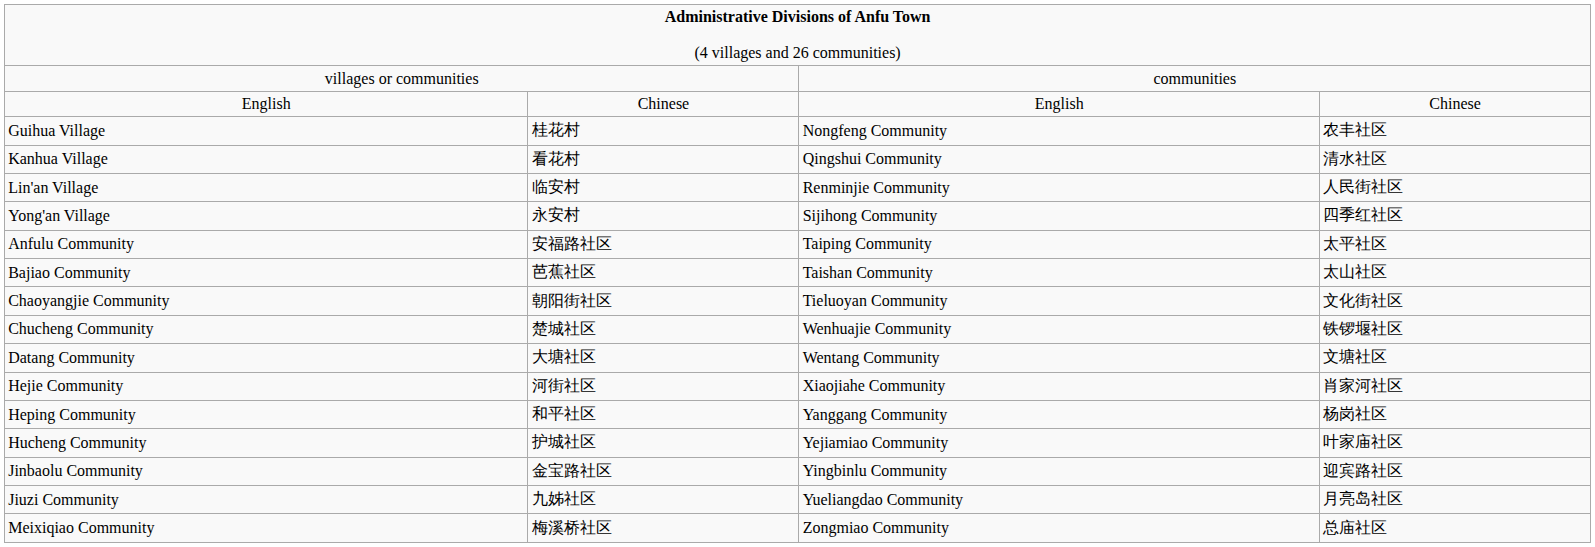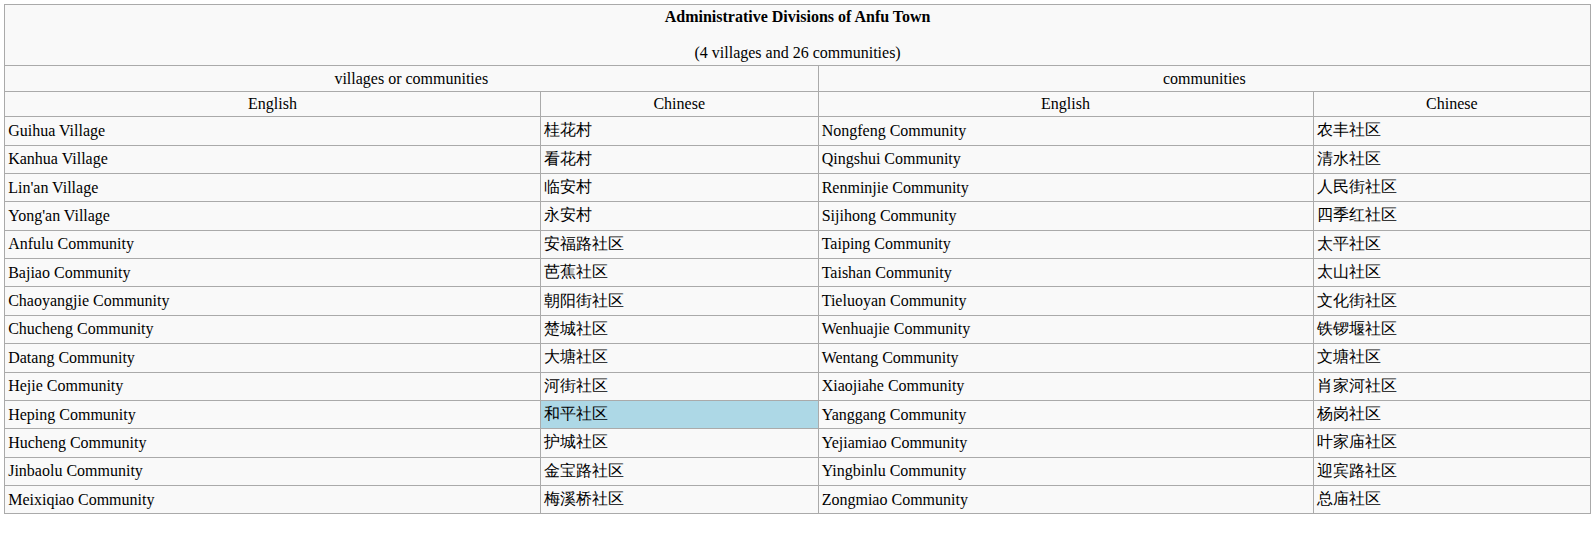(564, 414) no background -> (576, 414) lightblue background
- row: (64, 499)
